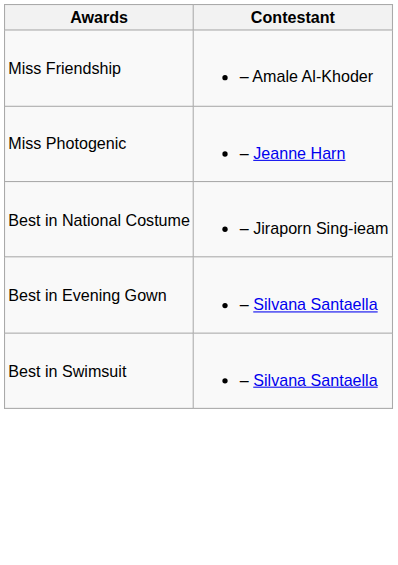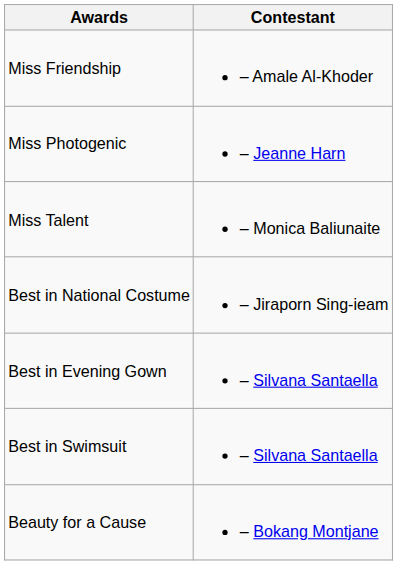+ row: (48, 220)
+ row: (77, 522)
